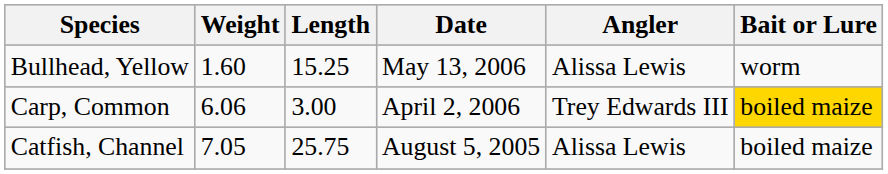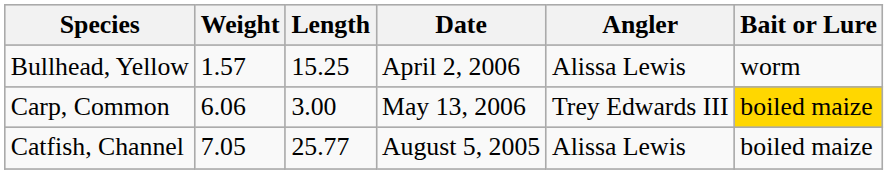(223, 65) 1.60 -> (223, 65) 1.57
(454, 65) May 13, 2006 -> (451, 65) April 2, 2006
(451, 106) April 2, 2006 -> (454, 106) May 13, 2006
(320, 147) 25.75 -> (320, 147) 25.77
